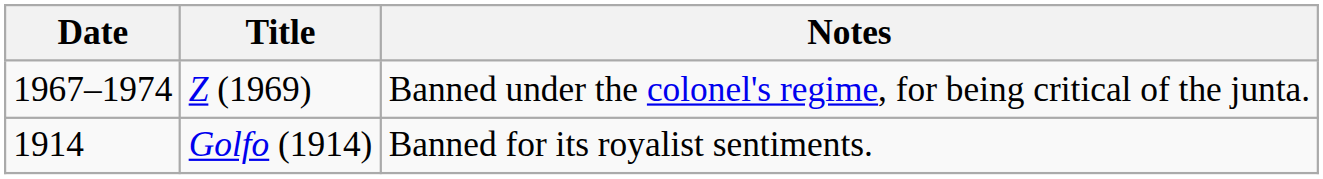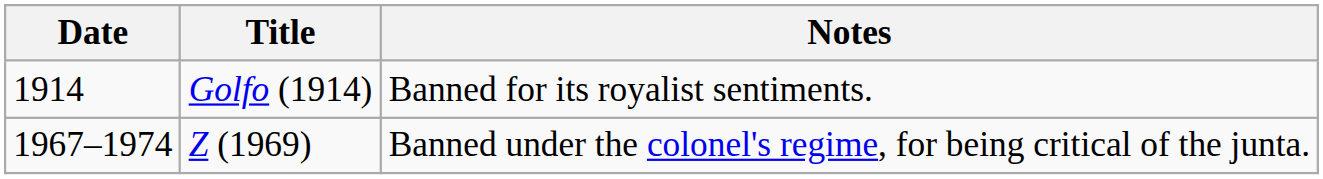rows swapped: (281, 144) <-> (250, 88)
